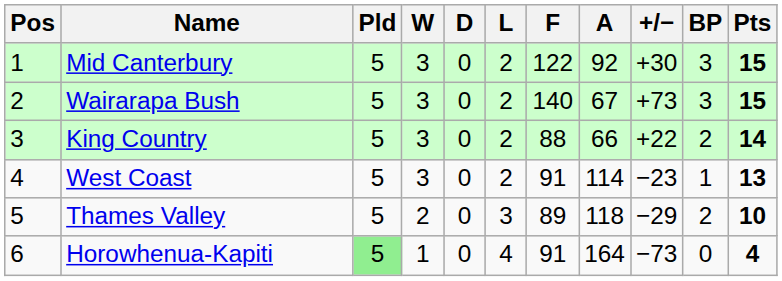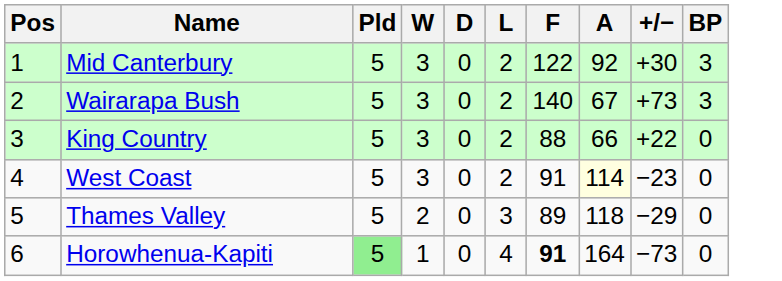- column: (752, 23)
(705, 139) 2 -> (705, 139) 0
(605, 178) no background -> (605, 178) lightyellow background
(705, 178) 1 -> (705, 178) 0
(705, 216) 2 -> (705, 216) 0
(553, 255) normal -> (553, 255) bold
